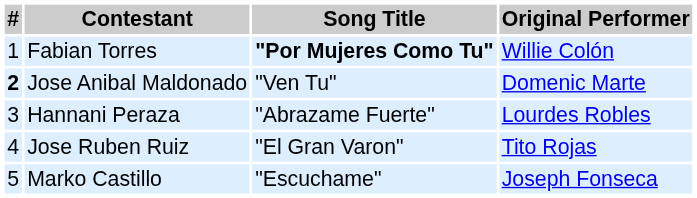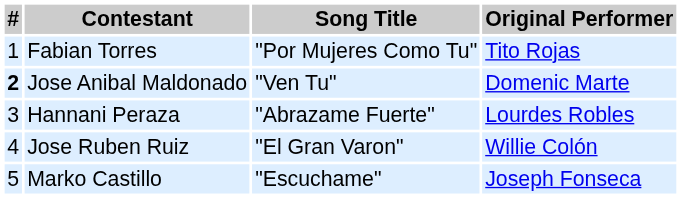(374, 51) bold -> (366, 51) normal
(558, 51) Willie Colón -> (533, 51) Tito Rojas
(549, 146) Tito Rojas -> (541, 146) Willie Colón
